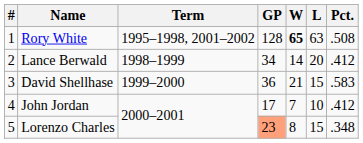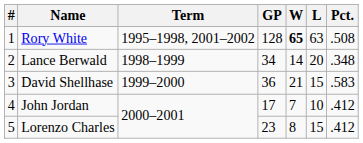(342, 60) .412 -> (342, 60) .348
(268, 127) lightsalmon background -> (268, 127) no background
(342, 127) .348 -> (342, 127) .412
